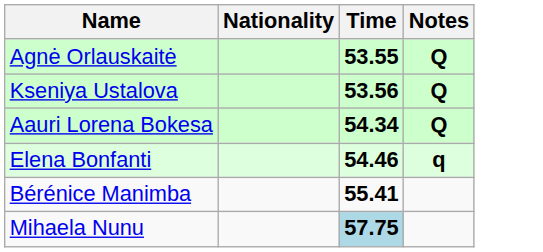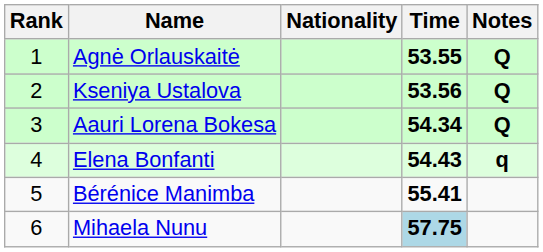+ column: (36, 21)
(371, 159) 54.46 -> (435, 159) 54.43
